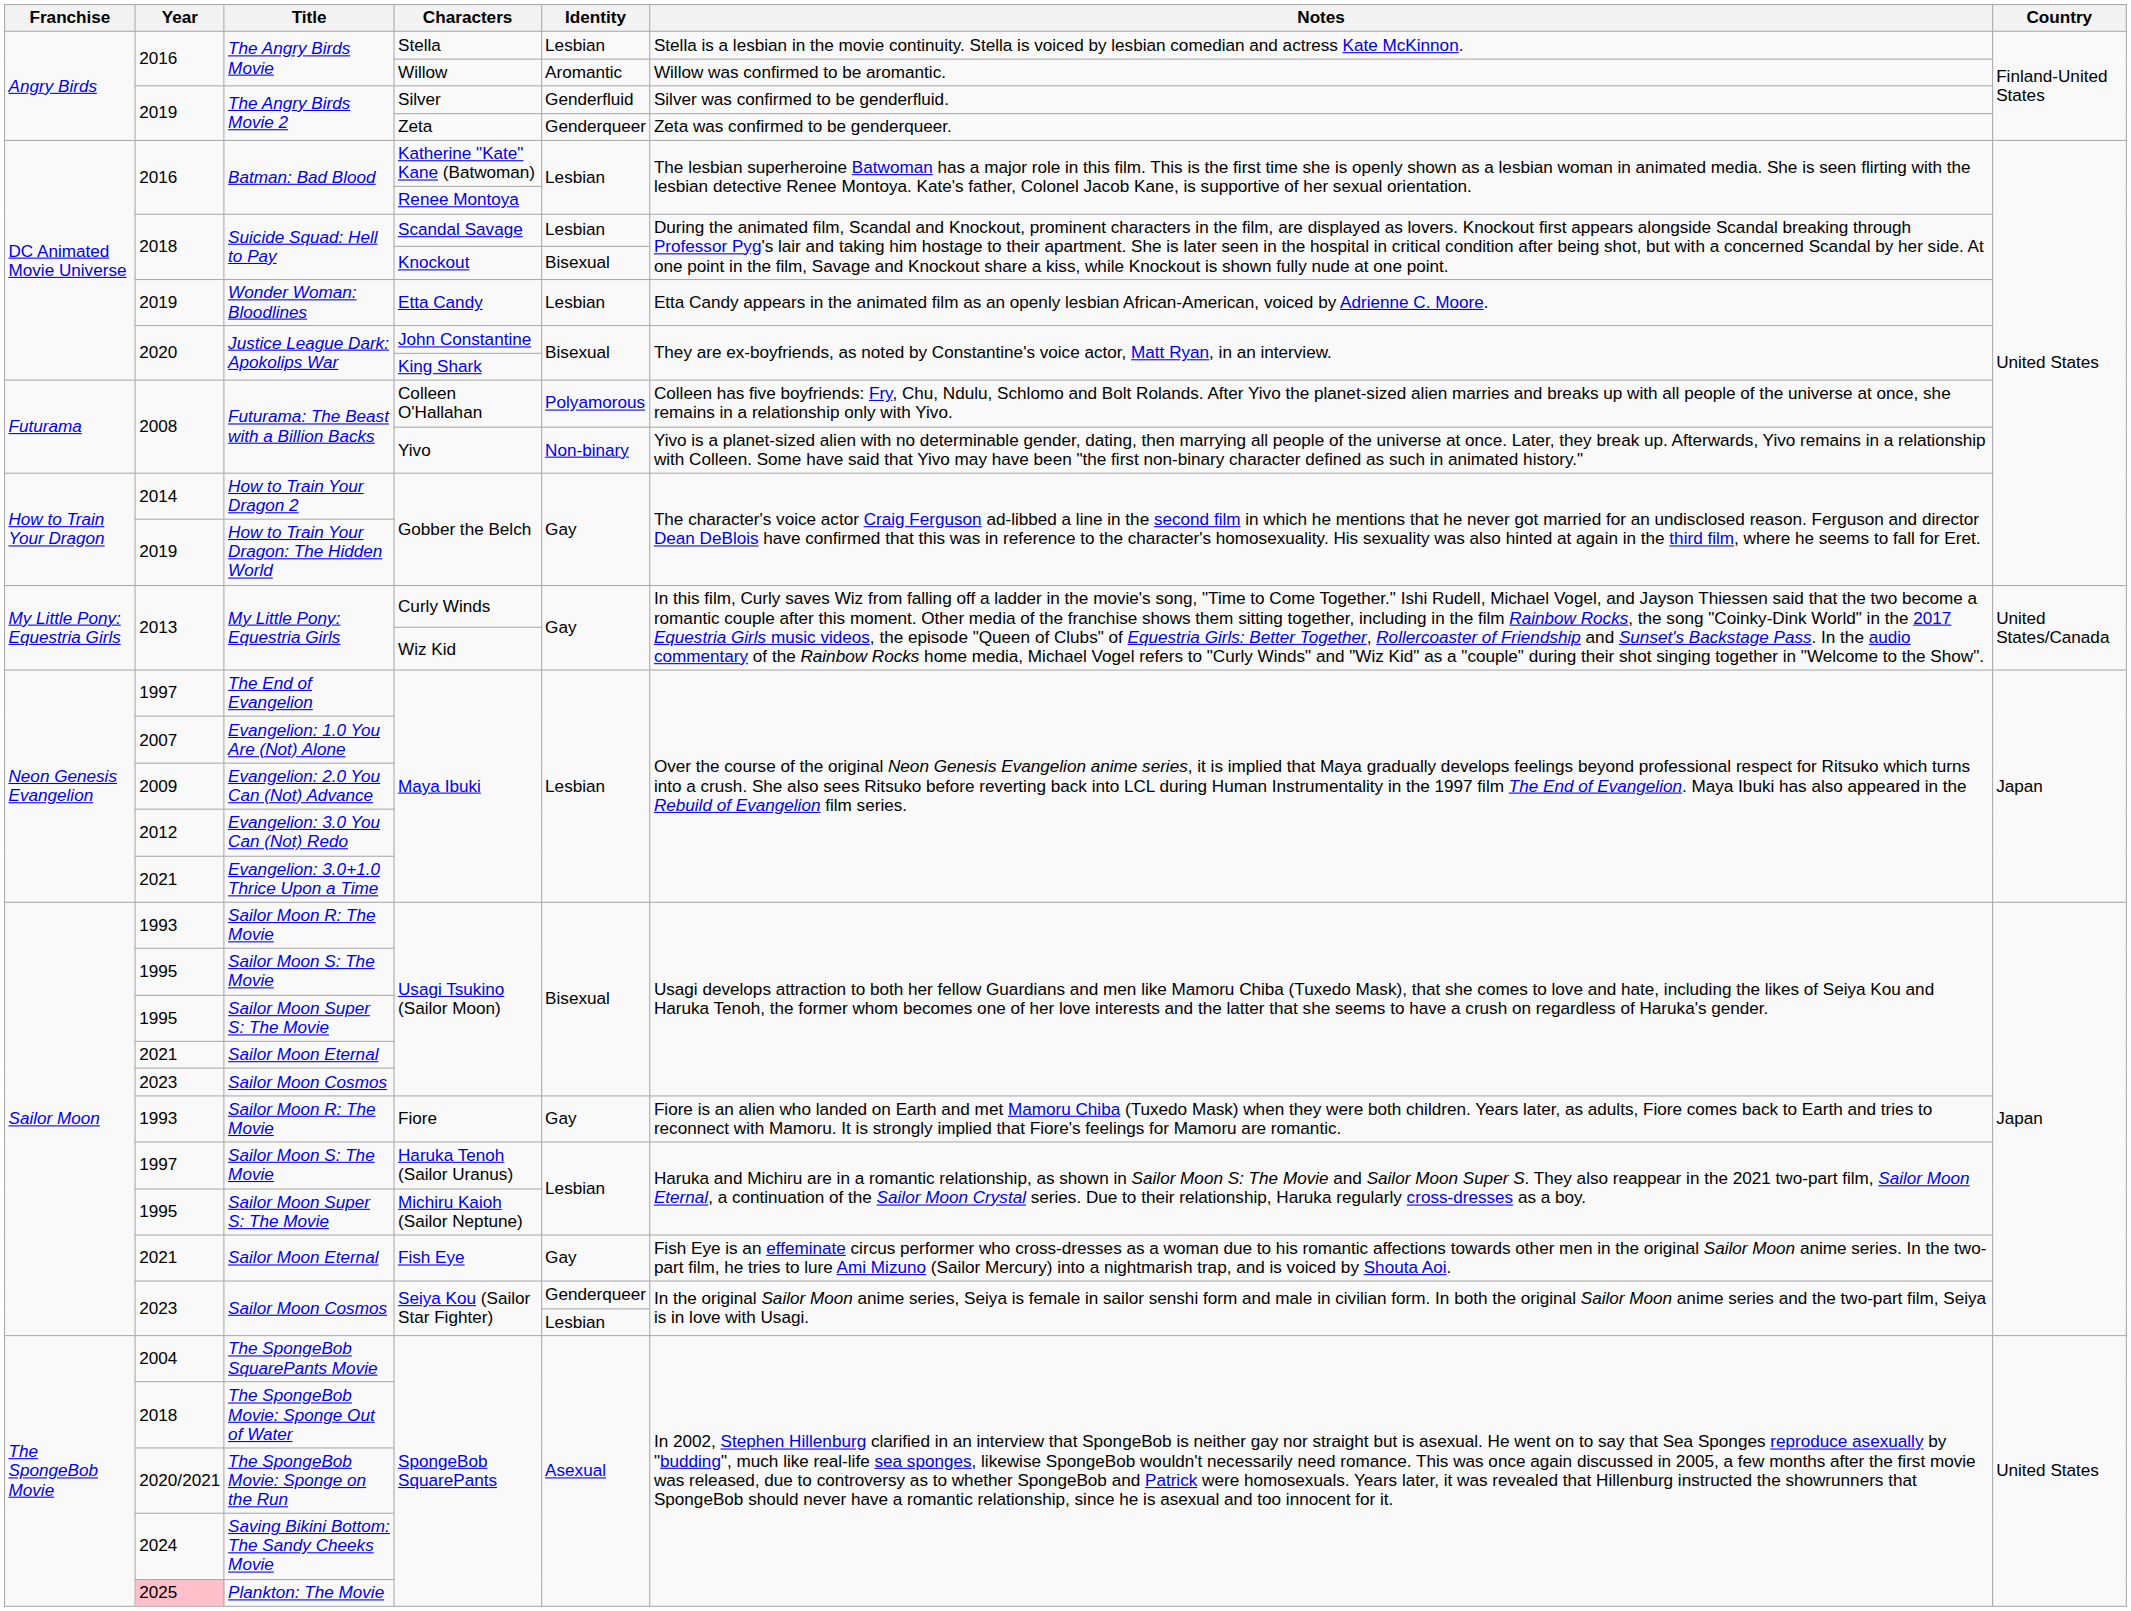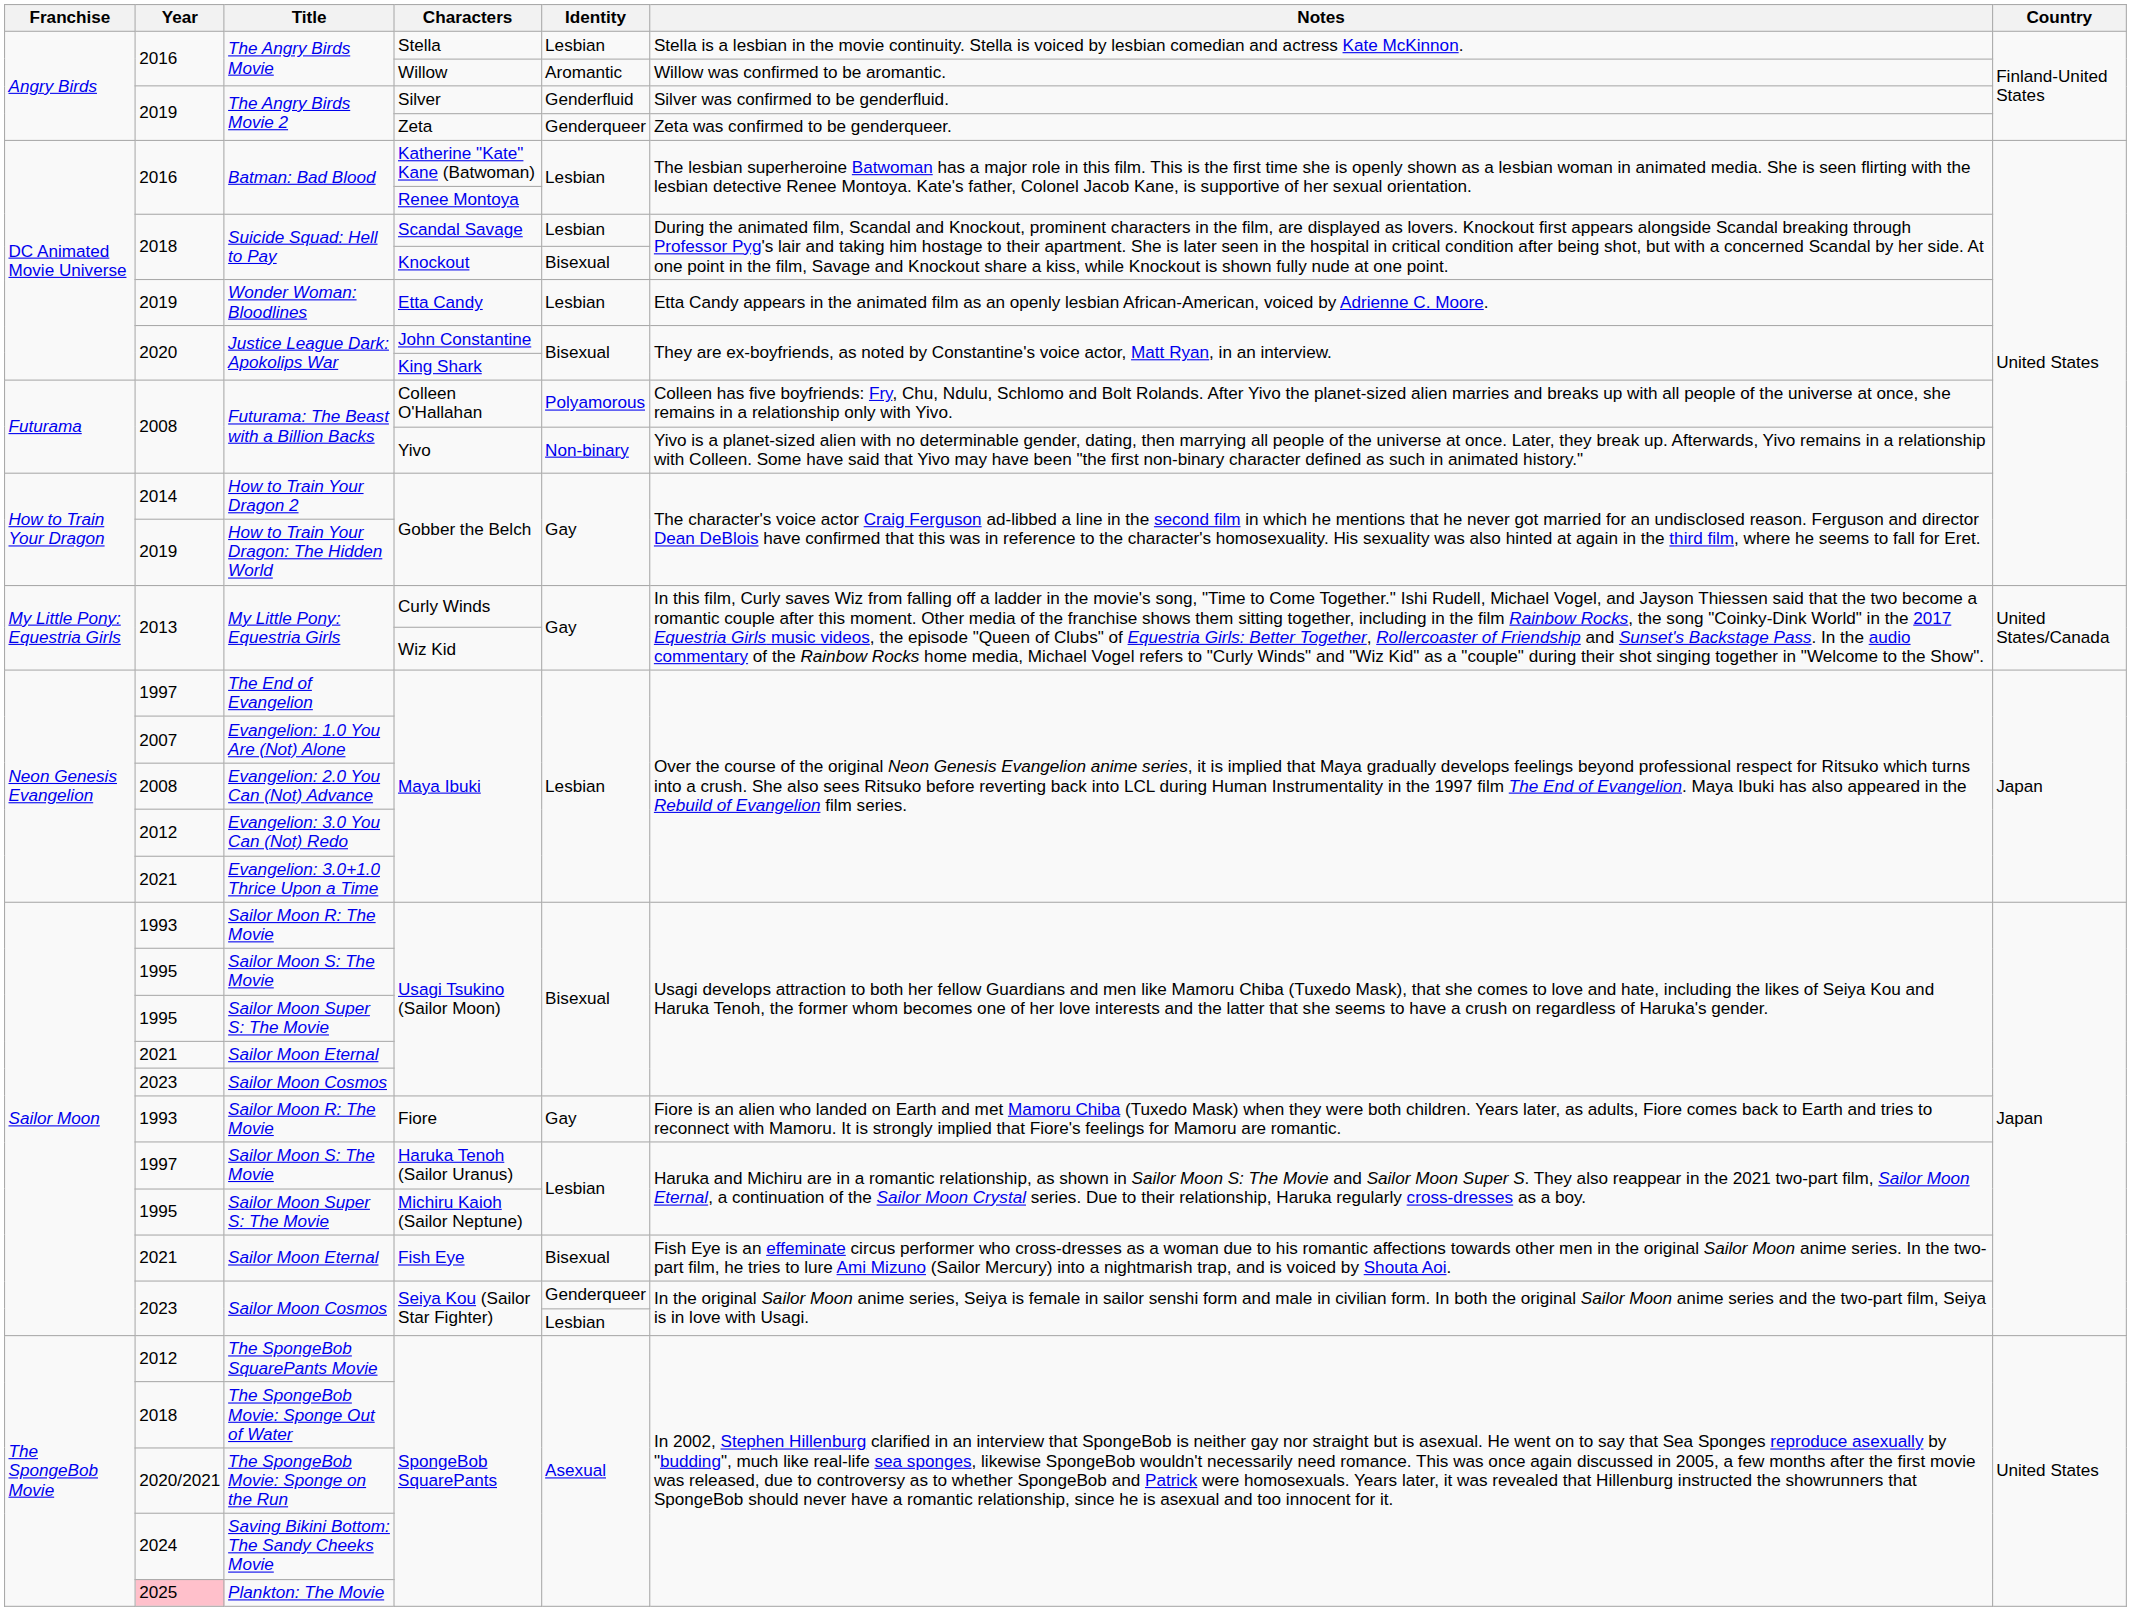(158, 786) 2009 -> (158, 786) 2008
(561, 1258) Gay -> (577, 1258) Bisexual
(158, 1358) 2004 -> (158, 1358) 2012
